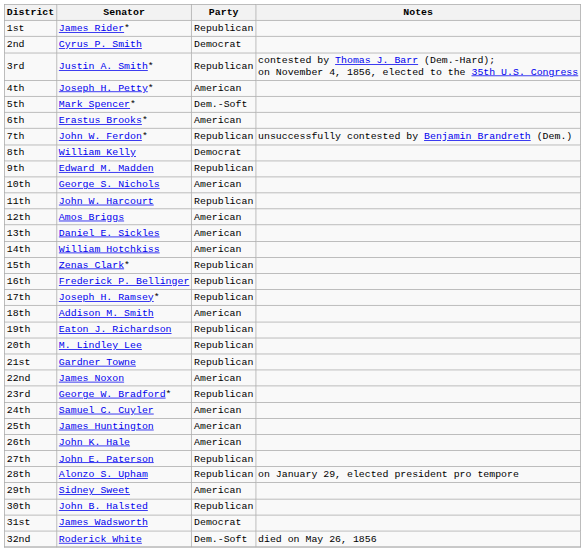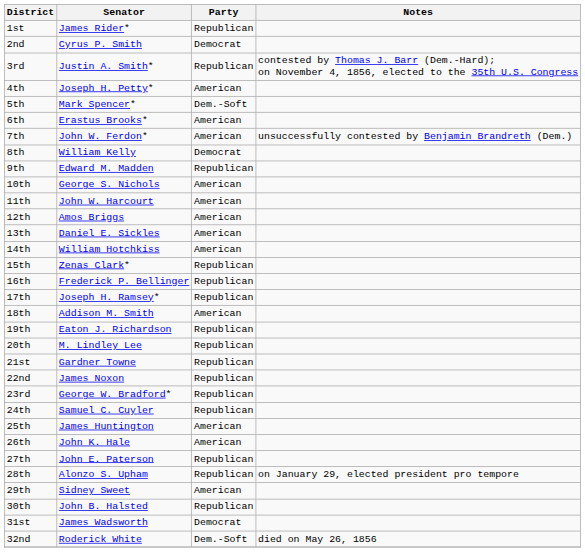(224, 137) Republican -> (218, 137) American
(224, 201) Republican -> (218, 201) American
(218, 378) American -> (224, 378) Republican
(218, 410) American -> (224, 410) Republican
